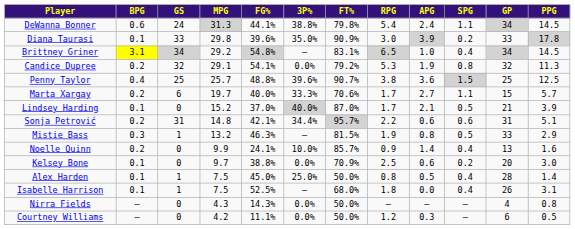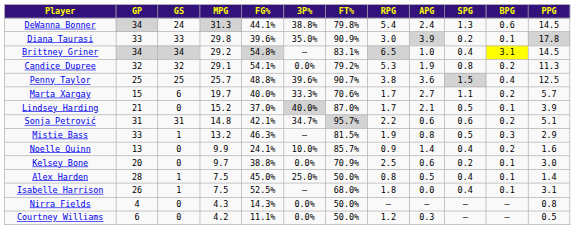columns swapped: (507, 11) <-> (137, 11)
(465, 25) 1.1 -> (465, 25) 1.3
(305, 121) 34.4% -> (305, 121) 34.7%
